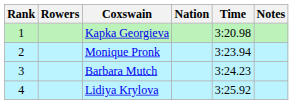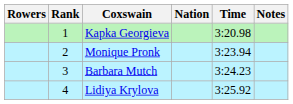columns swapped: (21, 14) <-> (60, 14)
